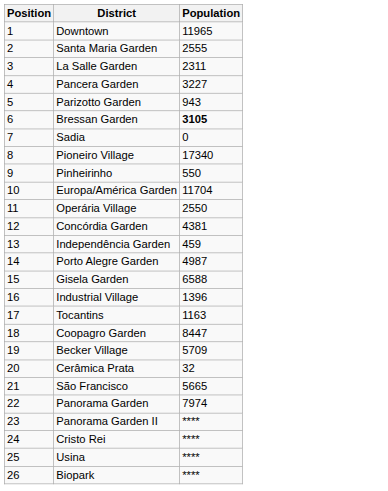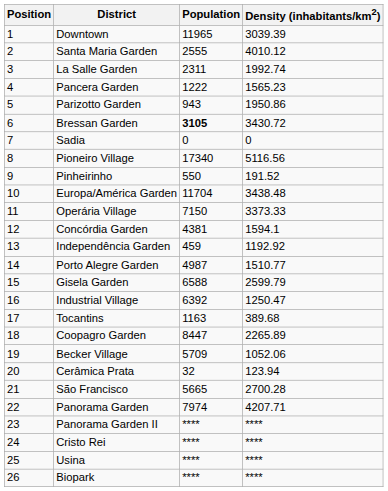+ column: (313, 14)
(195, 84) 3227 -> (195, 87) 1222
(195, 208) 2550 -> (195, 211) 7150
(195, 297) 1396 -> (195, 300) 6392
